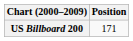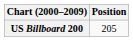(109, 28) 171 -> (109, 28) 205
